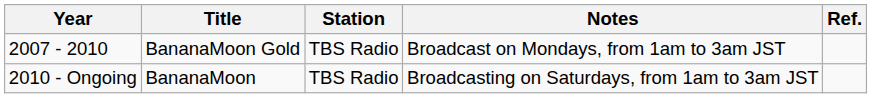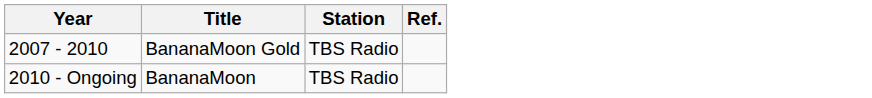- column: (613, 19)
